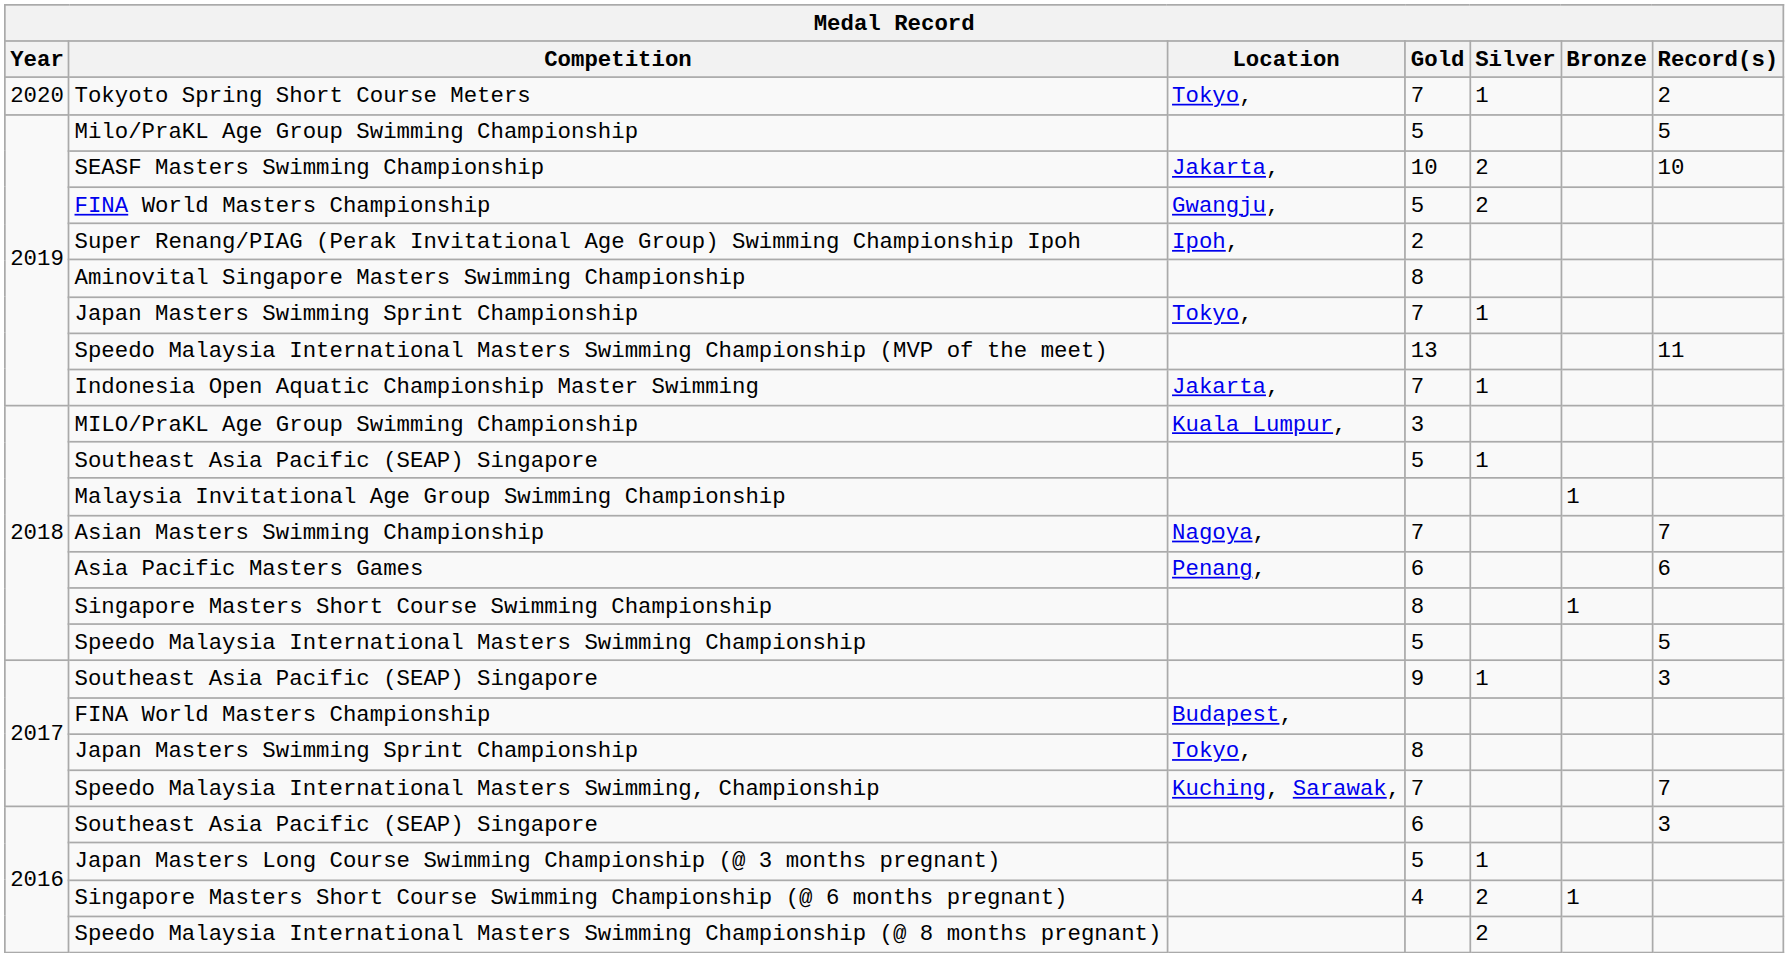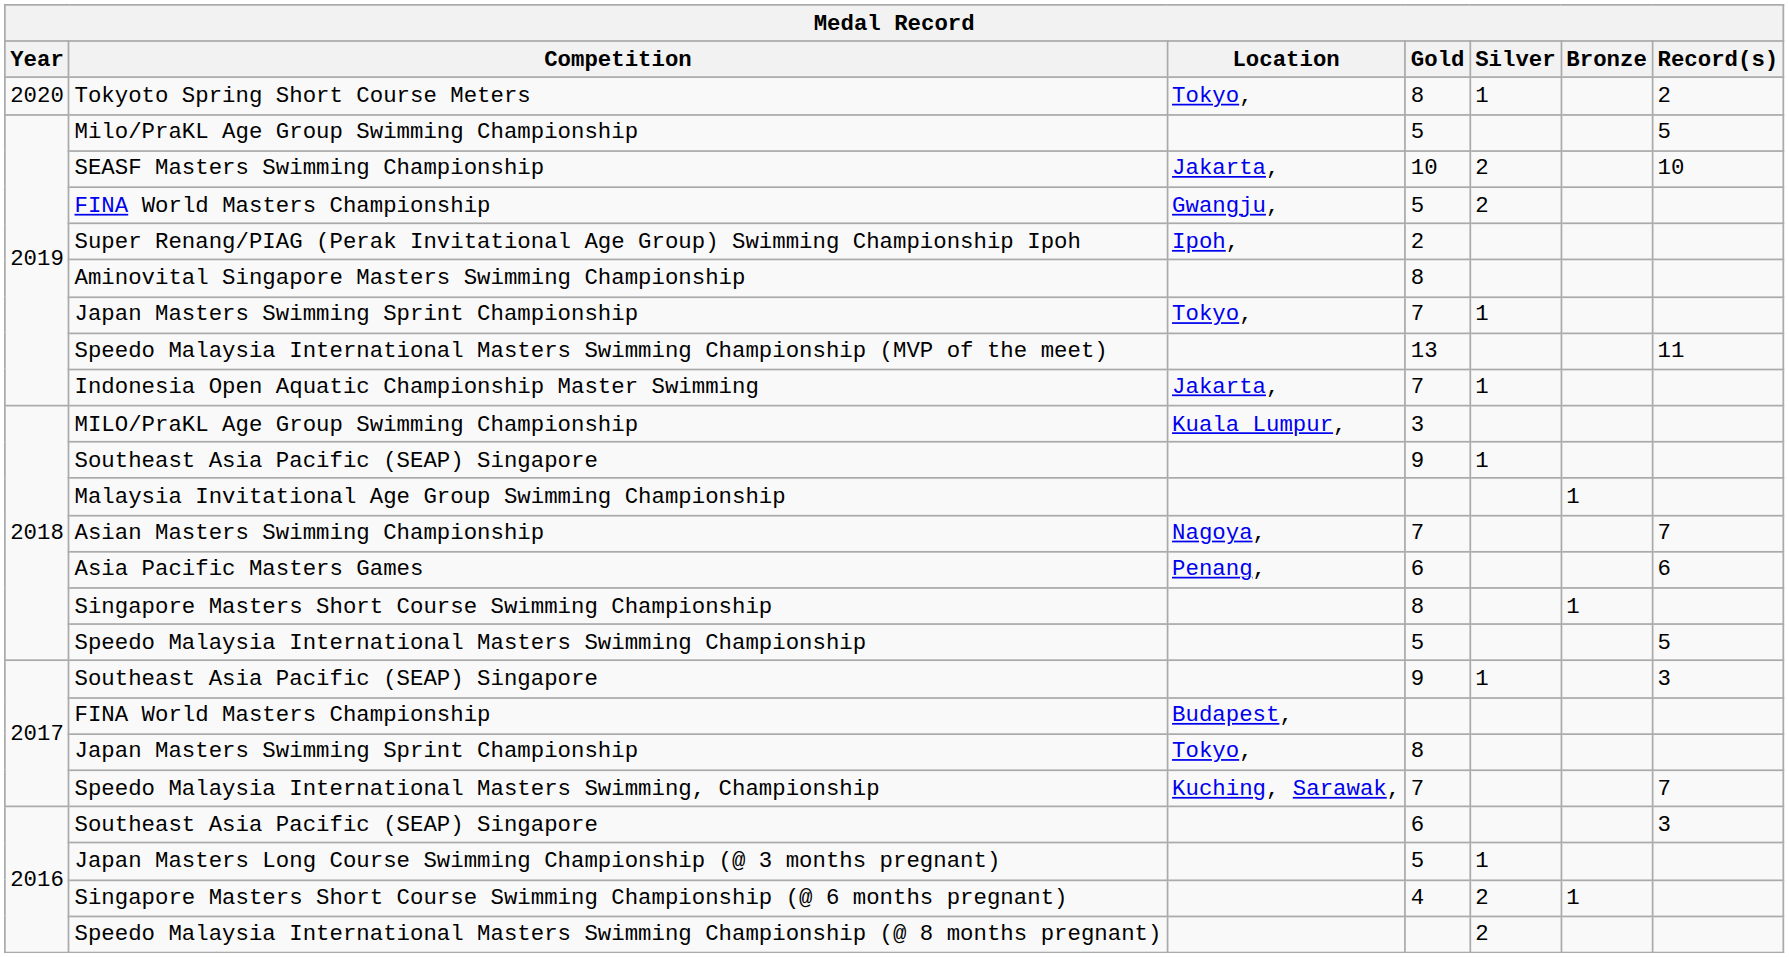(1418, 96) 7 -> (1418, 96) 8
(1418, 460) 5 -> (1418, 460) 9
